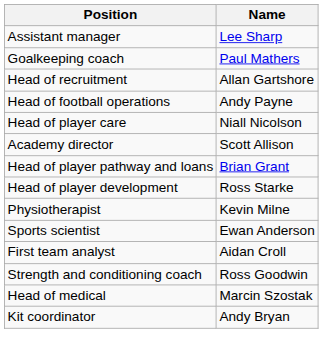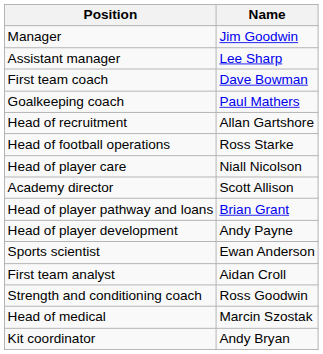+ row: (34, 36)
+ row: (58, 79)
(256, 101) Andy Payne -> (257, 144) Ross Starke
(257, 187) Ross Starke -> (256, 230) Andy Payne
- row: (54, 209)
